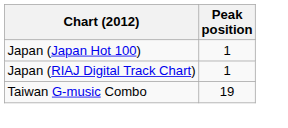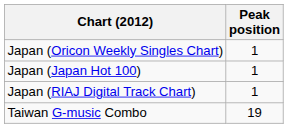+ row: (115, 50)
